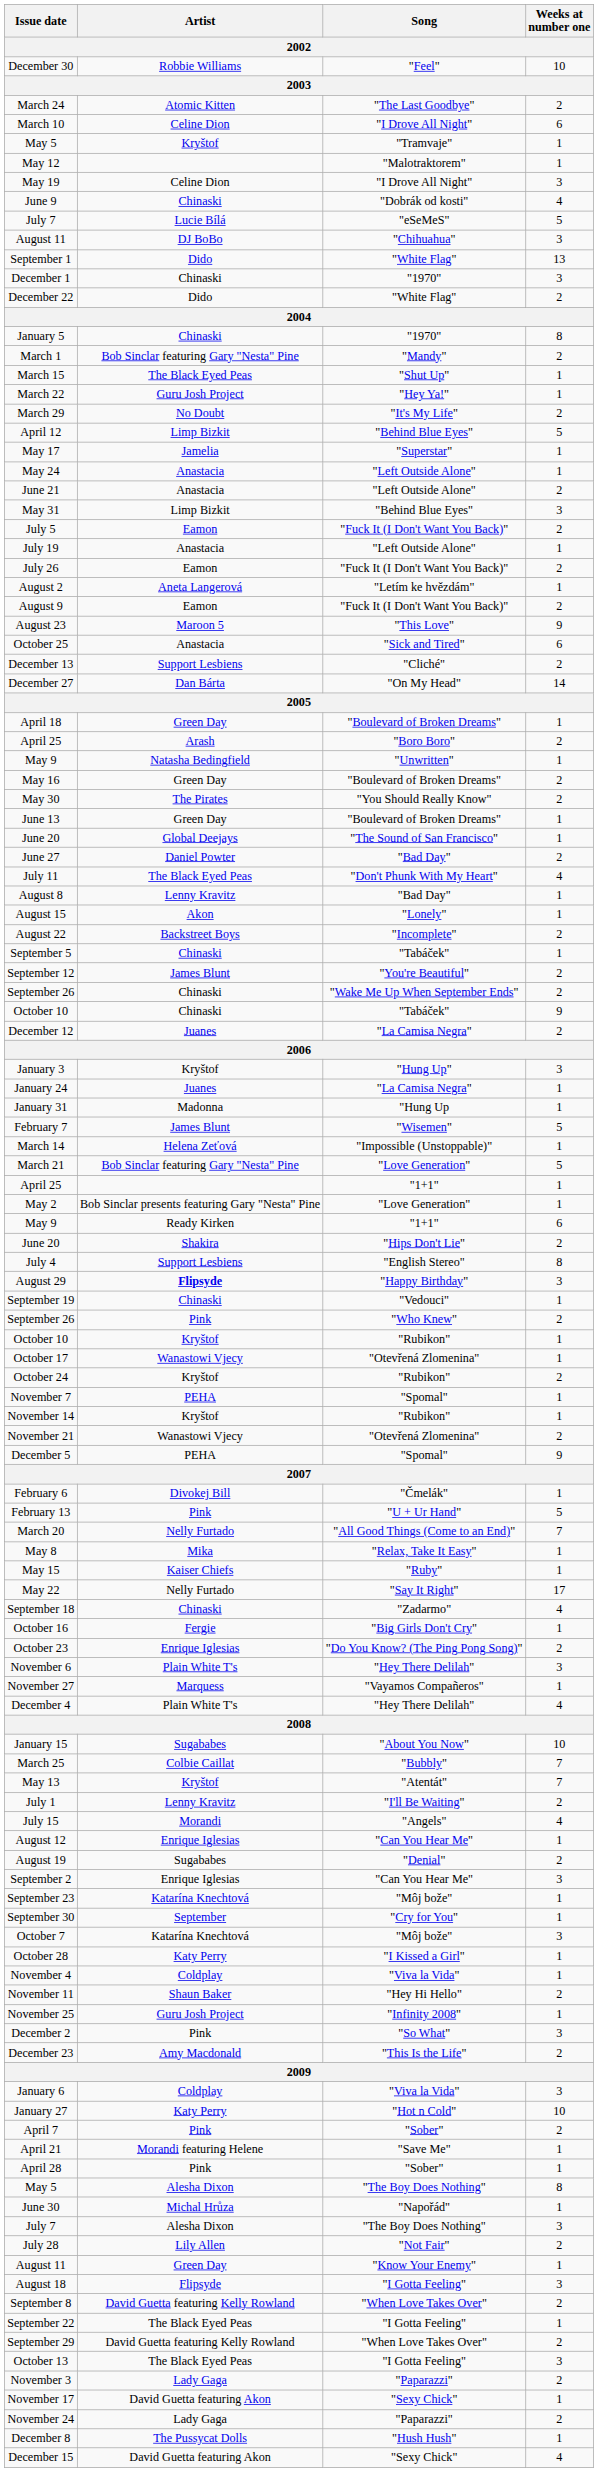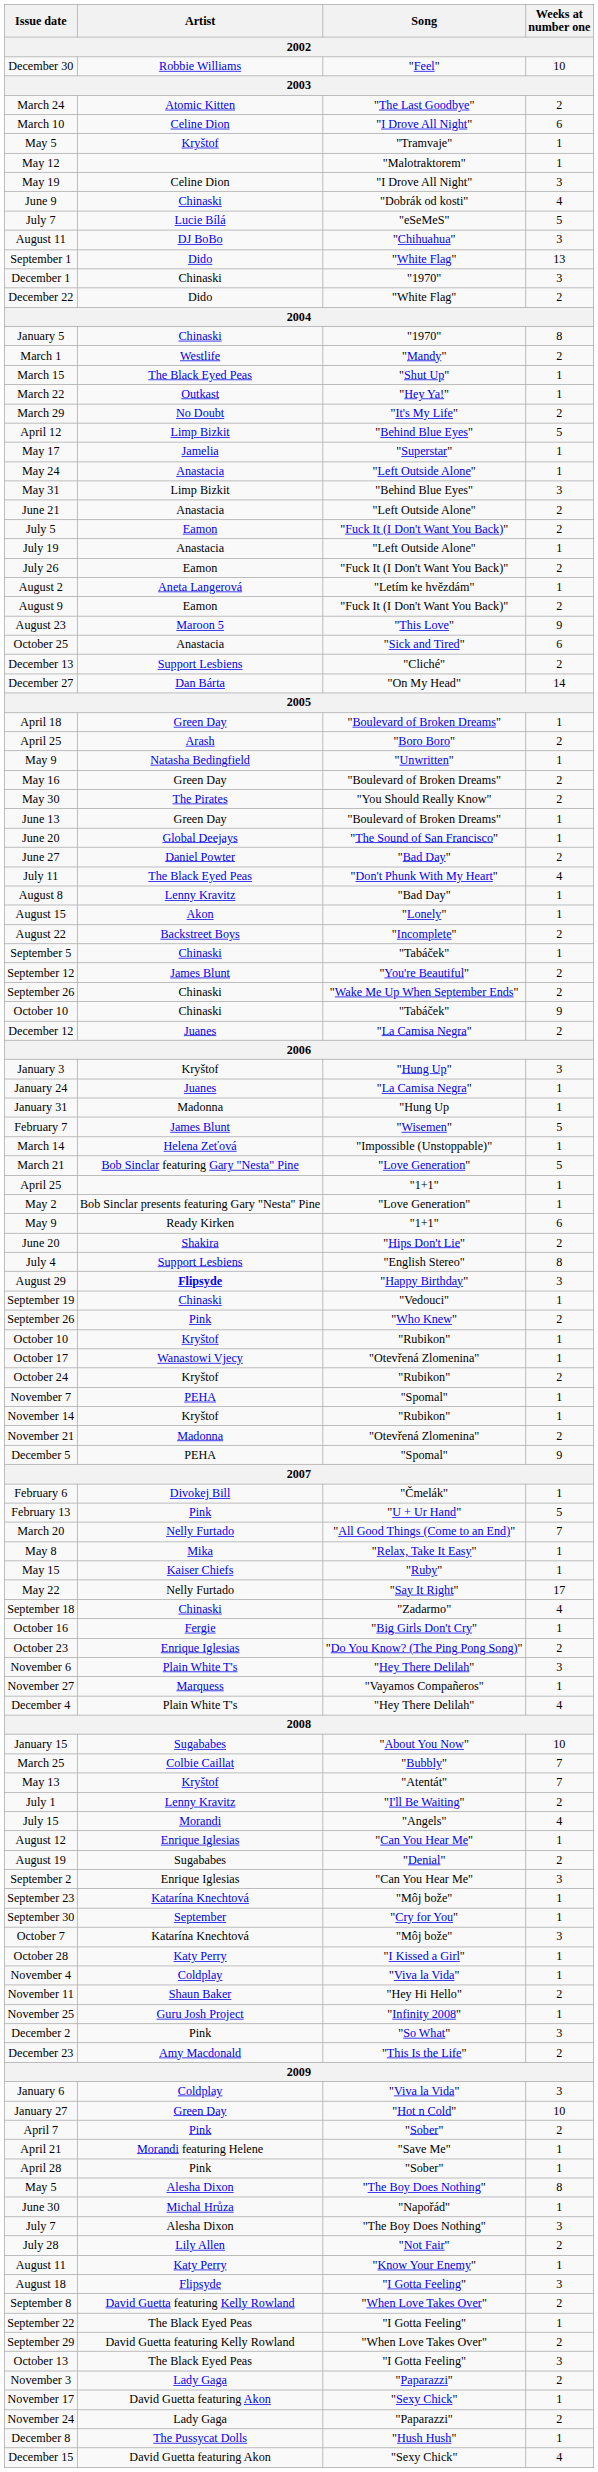(200, 355) Bob Sinclar featuring Gary "Nesta" Pine -> (200, 355) Westlife
(200, 394) Guru Josh Project -> (200, 394) Outkast
rows swapped: (41, 509) <-> (41, 490)
(200, 1435) Wanastowi Vjecy -> (200, 1435) Madonna
(200, 2110) Katy Perry -> (200, 2110) Green Day
(200, 2264) Green Day -> (200, 2264) Katy Perry
